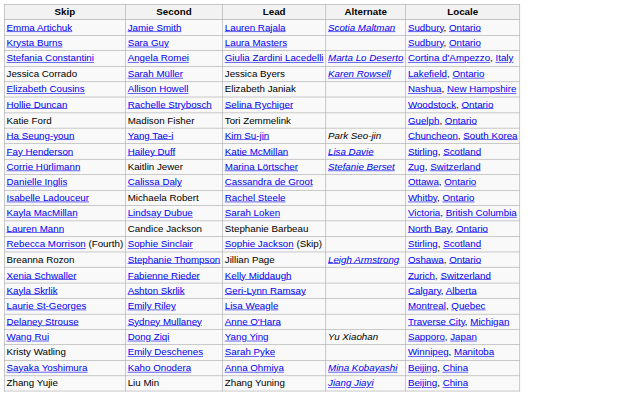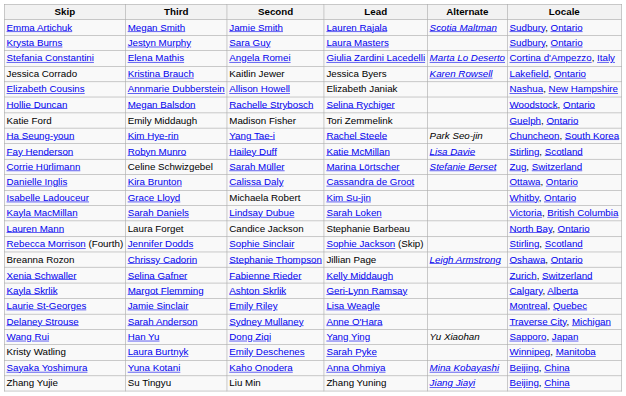+ column: (176, 12)
(155, 74) Sarah Müller -> (257, 74) Kaitlin Jewer
(247, 136) Kim Su-jin -> (357, 136) Rachel Steele
(155, 167) Kaitlin Jewer -> (257, 167) Sarah Müller
(255, 197) Rachel Steele -> (349, 197) Kim Su-jin
